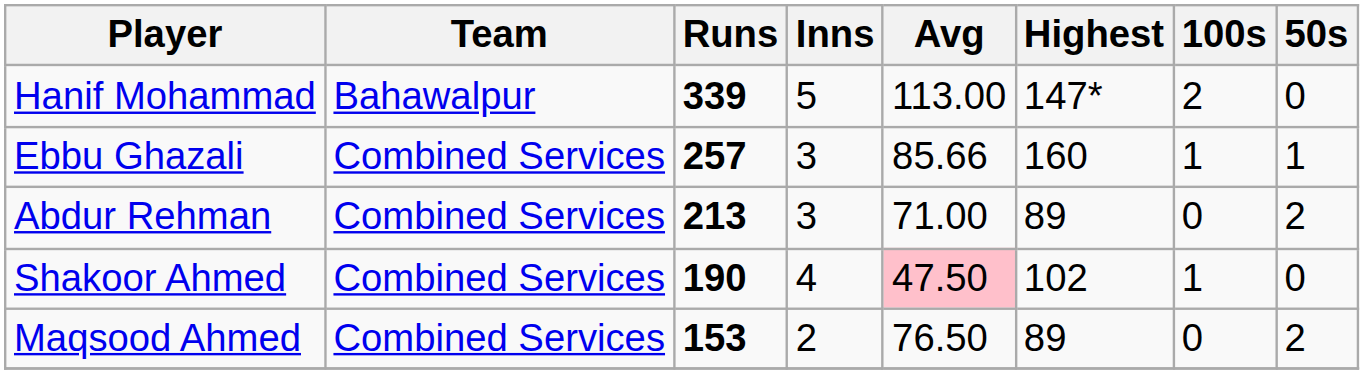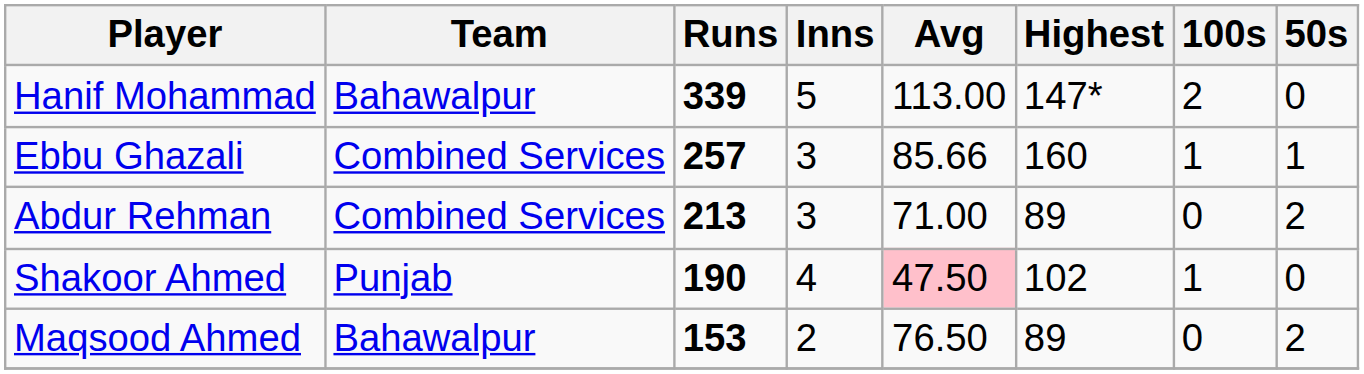(499, 277) Combined Services -> (393, 277) Punjab
(499, 338) Combined Services -> (434, 338) Bahawalpur
